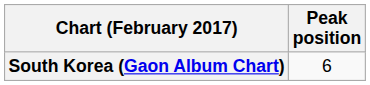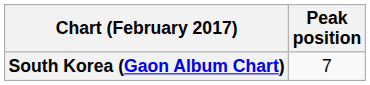(327, 66) 6 -> (327, 66) 7
